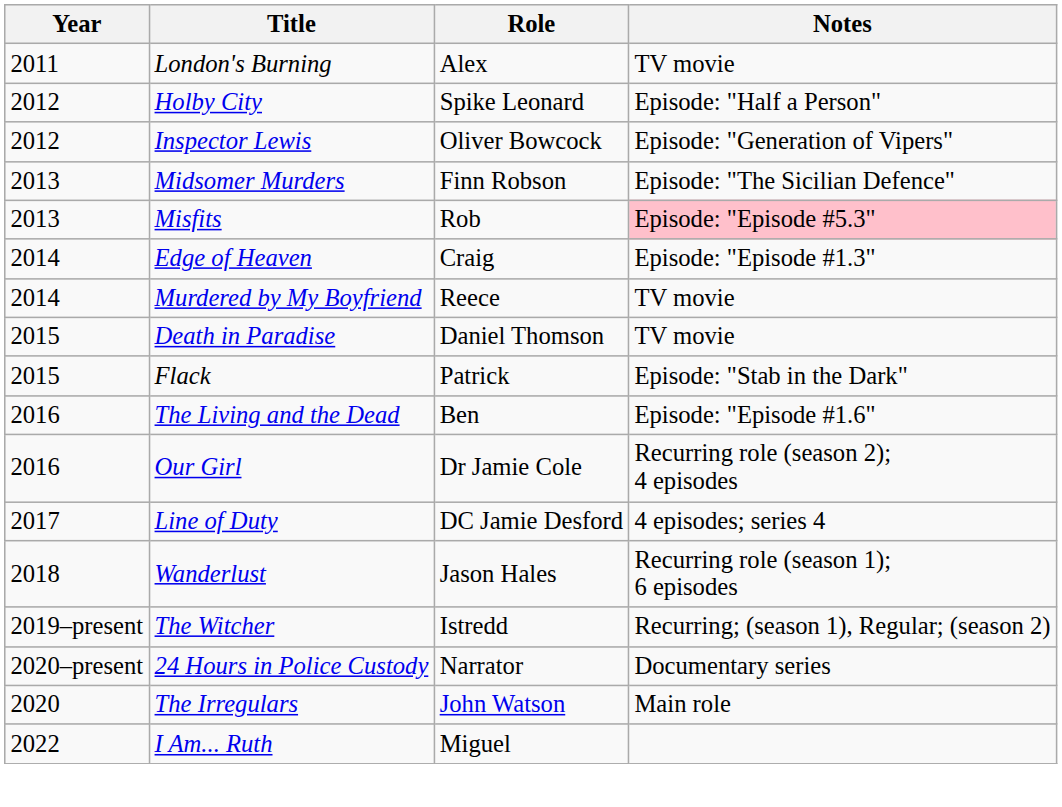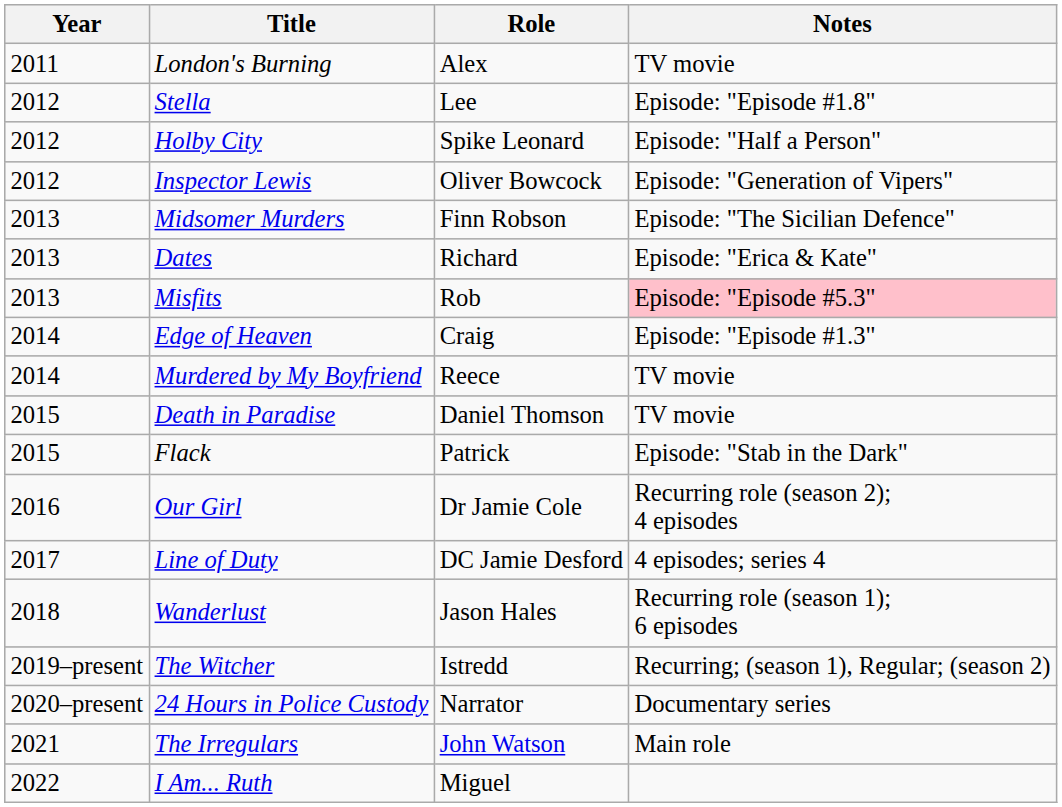+ row: (183, 102)
+ row: (183, 258)
- row: (277, 414)
(35, 704) 2020 -> (35, 743) 2021
